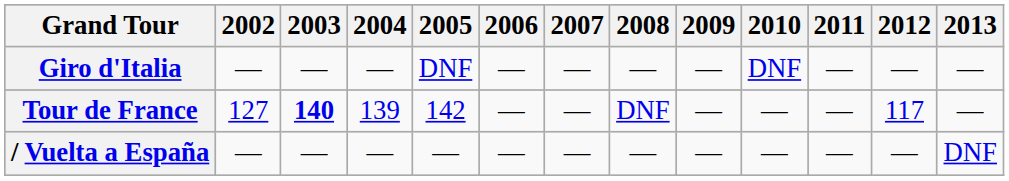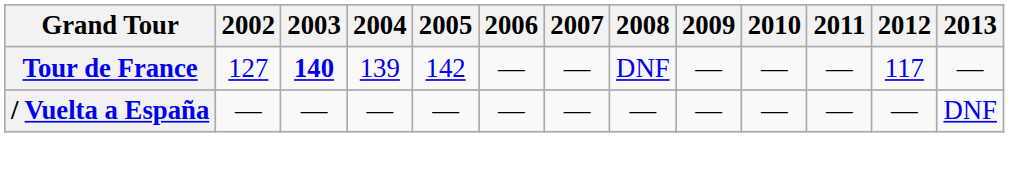- row: (110, 68)
